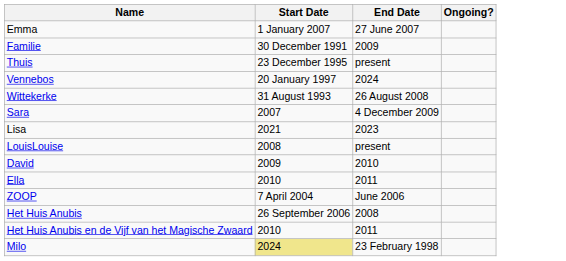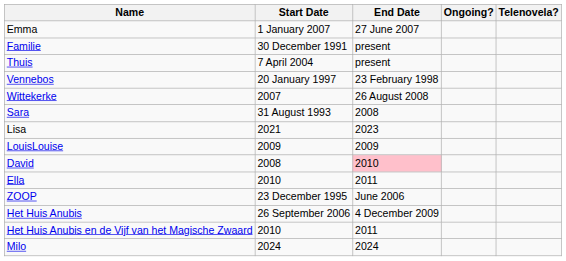+ column: (529, 12)
(367, 46) 2009 -> (373, 46) present
(302, 63) 23 December 1995 -> (285, 63) 7 April 2004
(367, 79) 2024 -> (397, 79) 23 February 1998
(294, 96) 31 August 1993 -> (269, 96) 2007
(269, 113) 2007 -> (294, 113) 31 August 1993
(397, 113) 4 December 2009 -> (367, 113) 2008
(269, 146) 2008 -> (269, 146) 2009
(373, 146) present -> (367, 146) 2009
(269, 163) 2009 -> (269, 163) 2008
(367, 163) no background -> (367, 163) pink background
(285, 197) 7 April 2004 -> (302, 197) 23 December 1995
(367, 213) 2008 -> (397, 213) 4 December 2009
(269, 247) khaki background -> (269, 247) no background
(397, 247) 23 February 1998 -> (367, 247) 2024
